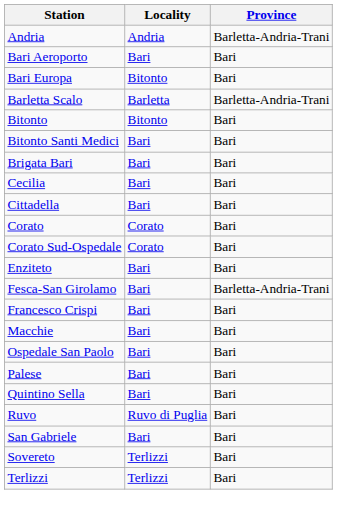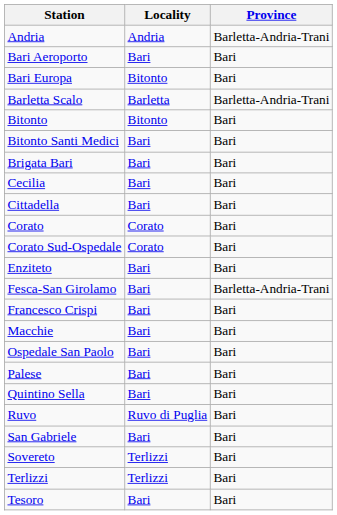+ row: (25, 499)
